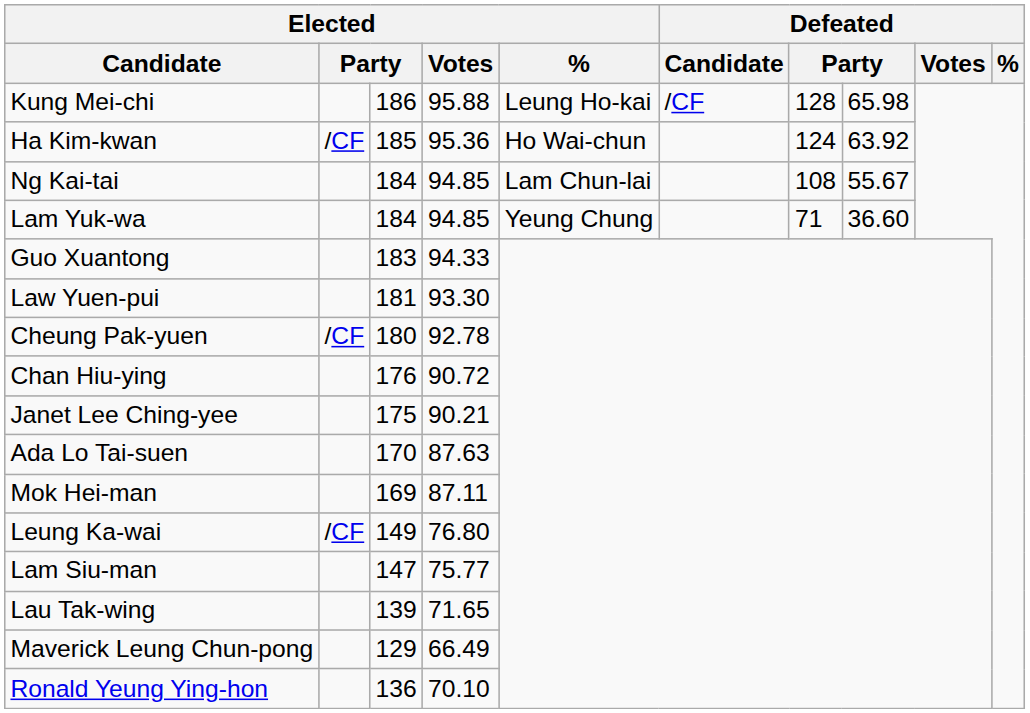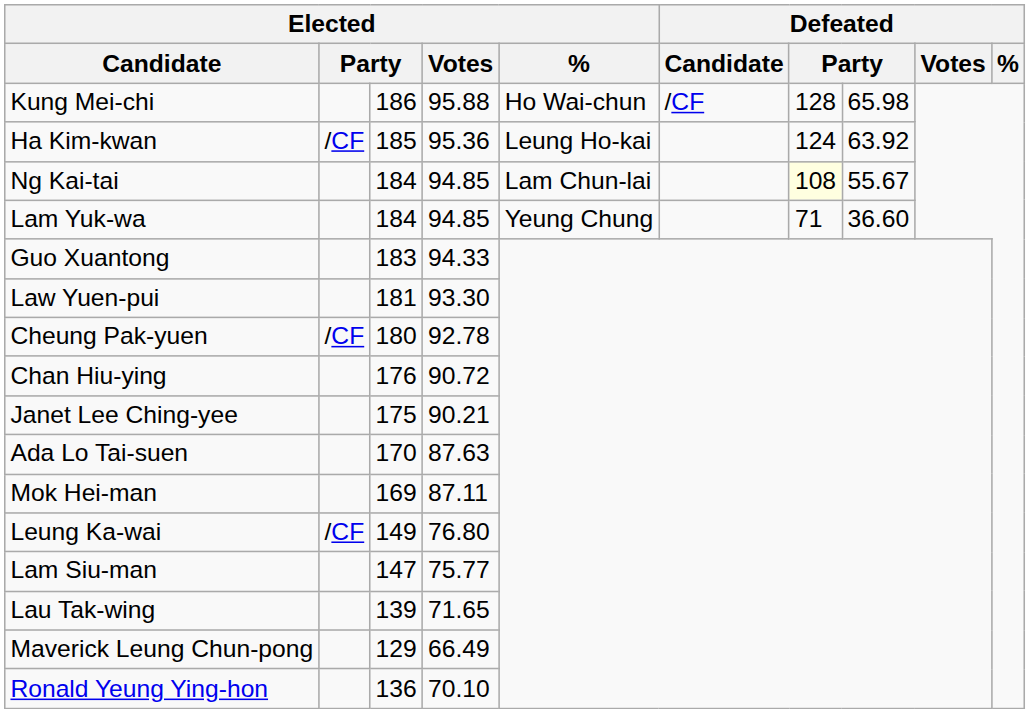(578, 102) Leung Ho-kai -> (575, 102) Ho Wai-chun
(575, 141) Ho Wai-chun -> (578, 141) Leung Ho-kai
(816, 180) no background -> (816, 180) lightyellow background
